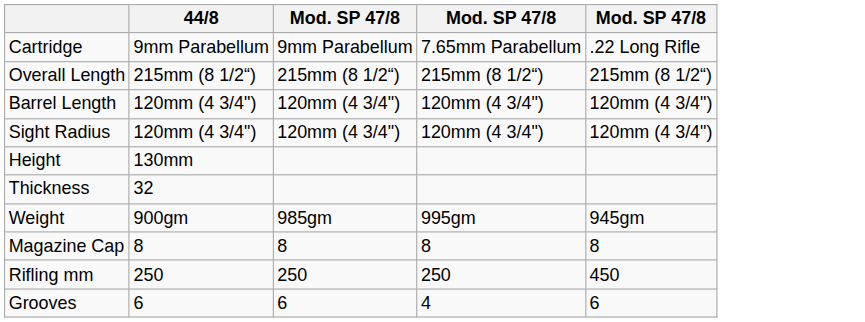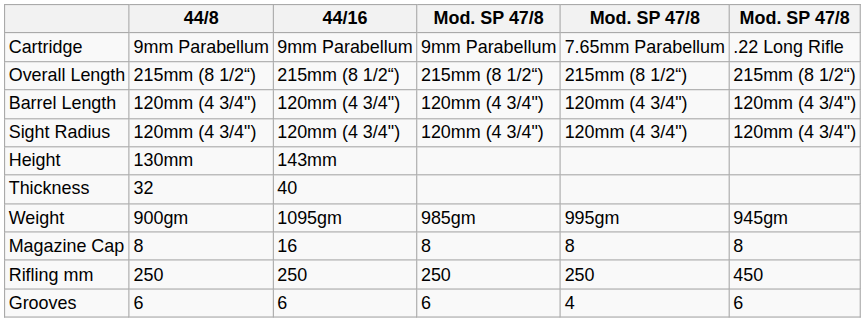+ column: (345, 18)
